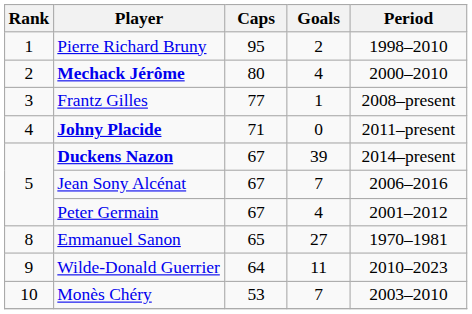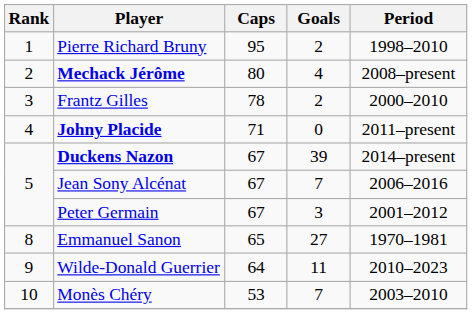(408, 73) 2000–2010 -> (408, 73) 2008–present
(256, 101) 77 -> (256, 101) 78
(319, 101) 1 -> (319, 101) 2
(408, 101) 2008–present -> (408, 101) 2000–2010
(319, 211) 4 -> (319, 211) 3
